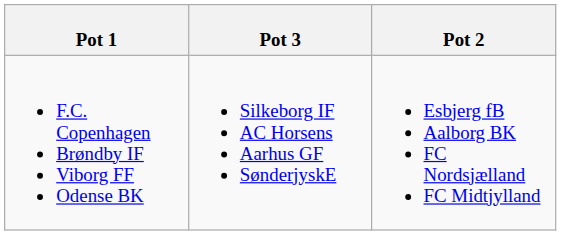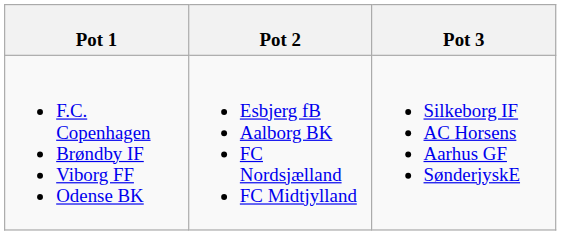columns swapped: (464, 40) <-> (280, 40)
